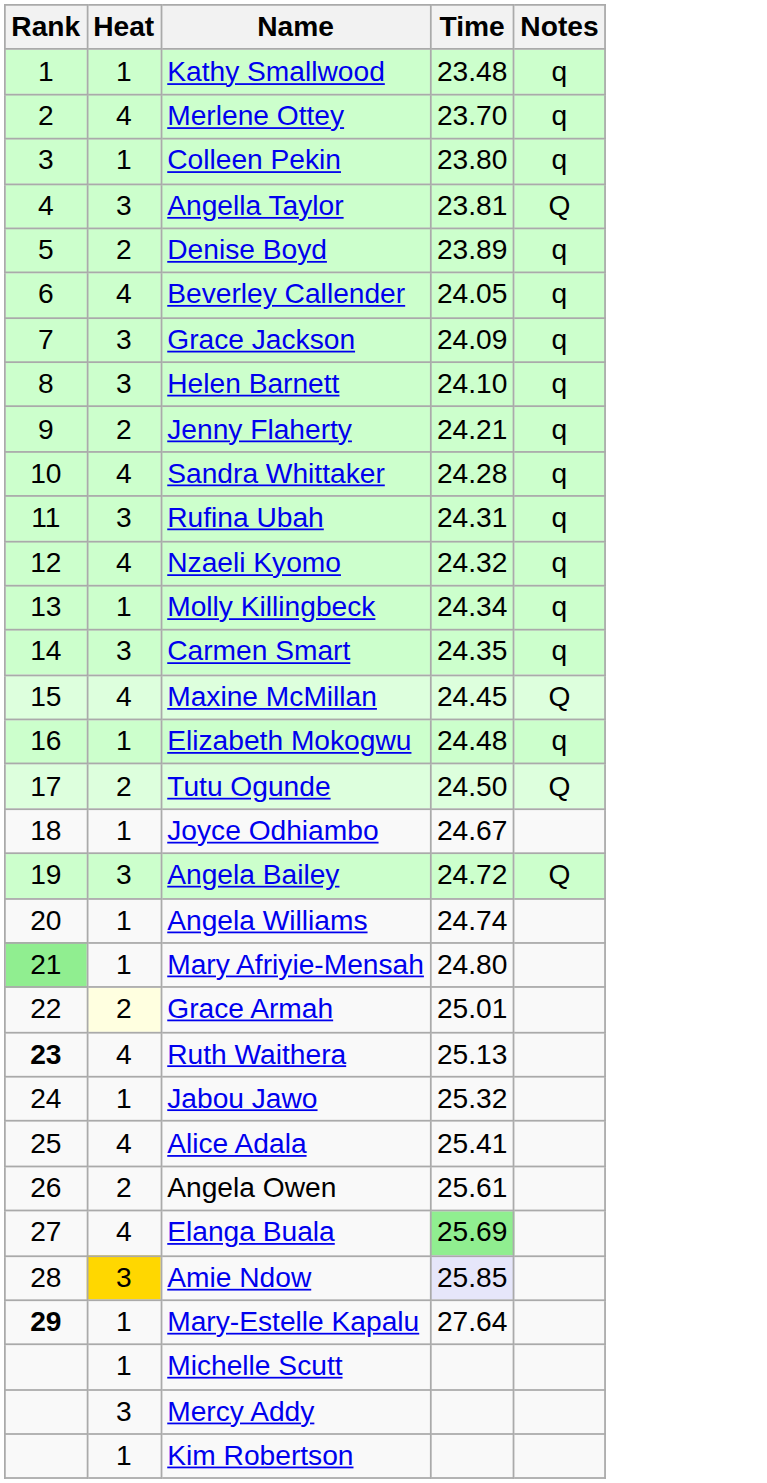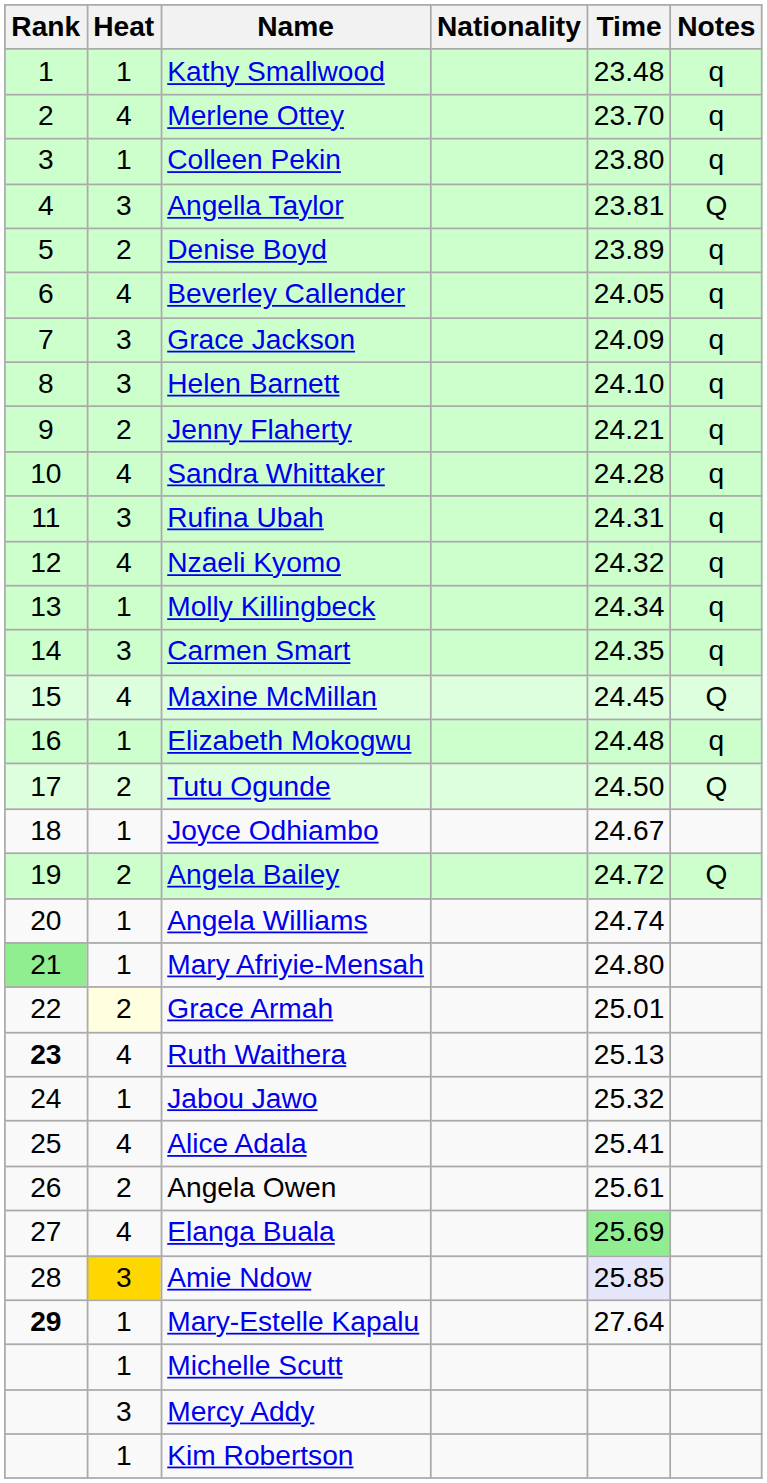+ column: (509, 26)
(124, 875) 3 -> (124, 875) 2
